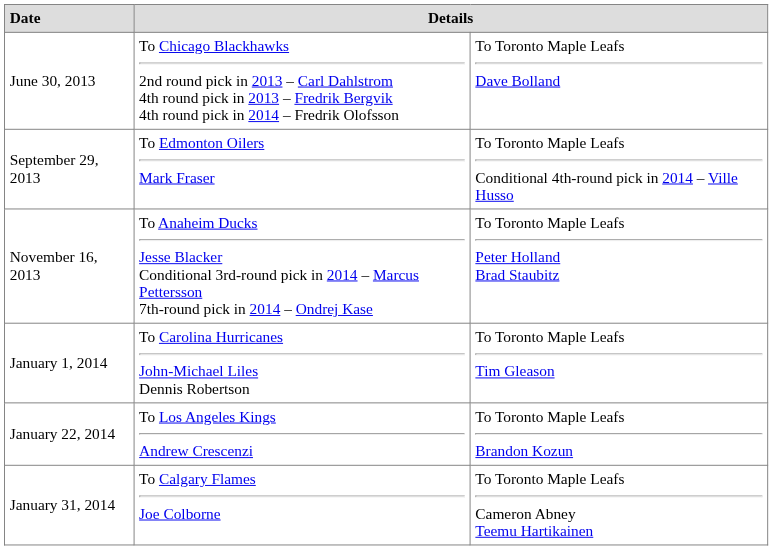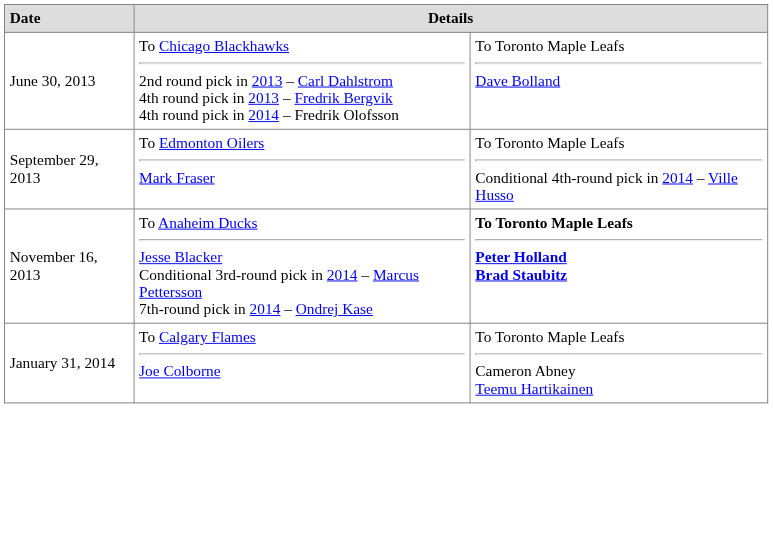(619, 248) normal -> (619, 248) bold
- row: (59, 363)
- row: (62, 434)
